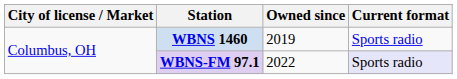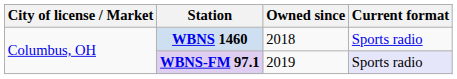(281, 39) 2019 -> (281, 39) 2018
(281, 62) 2022 -> (281, 62) 2019
